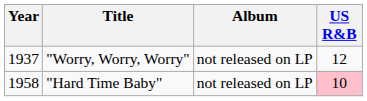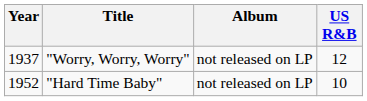(24, 83) 1958 -> (24, 83) 1952
(339, 83) pink background -> (339, 83) no background
